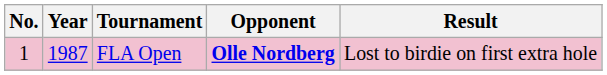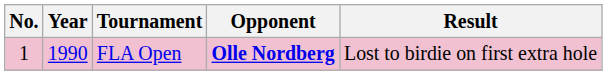(68, 53) 1987 -> (68, 53) 1990
